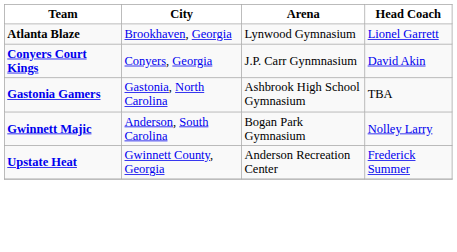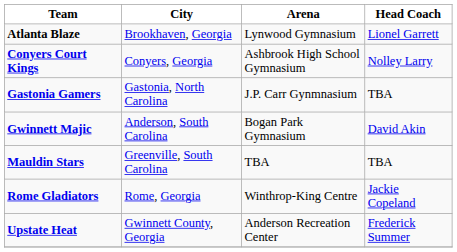(301, 61) J.P. Carr Gynmnasium -> (302, 61) Ashbrook High School Gymnasium
(397, 61) David Akin -> (400, 61) Nolley Larry
(302, 94) Ashbrook High School Gymnasium -> (301, 94) J.P. Carr Gynmnasium
(400, 128) Nolley Larry -> (397, 128) David Akin
+ row: (46, 162)
+ row: (53, 196)
